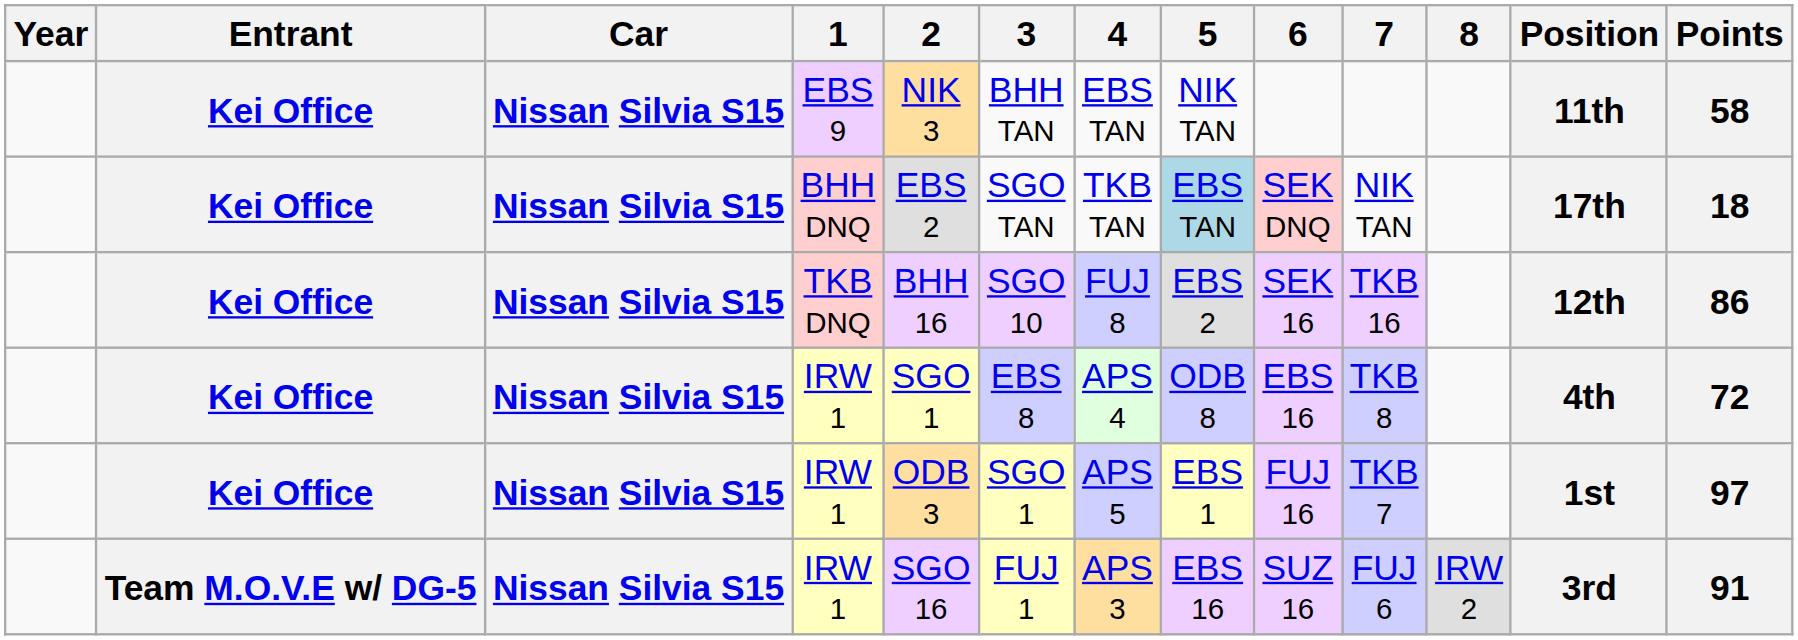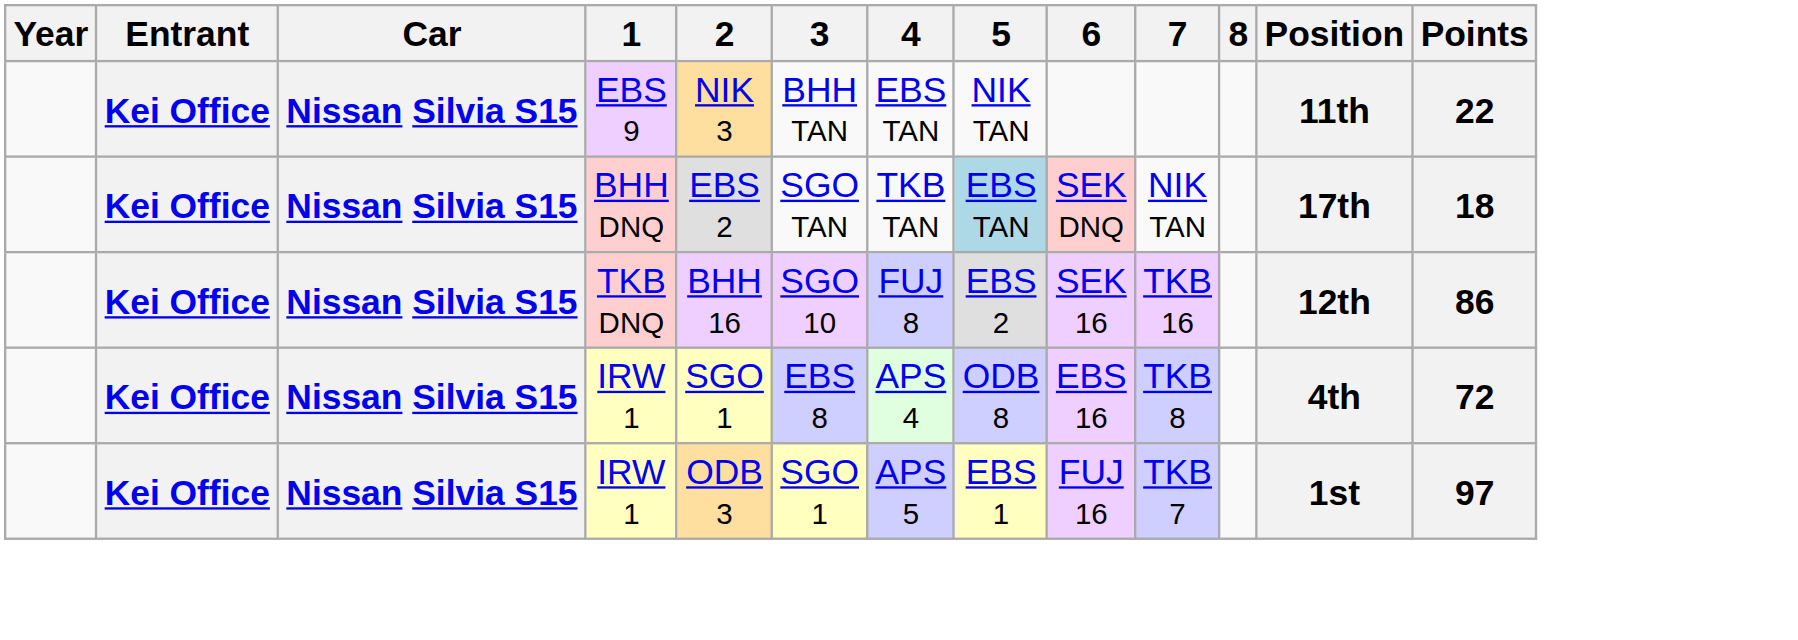(1730, 109) 58 -> (1475, 109) 22
- row: (291, 588)
